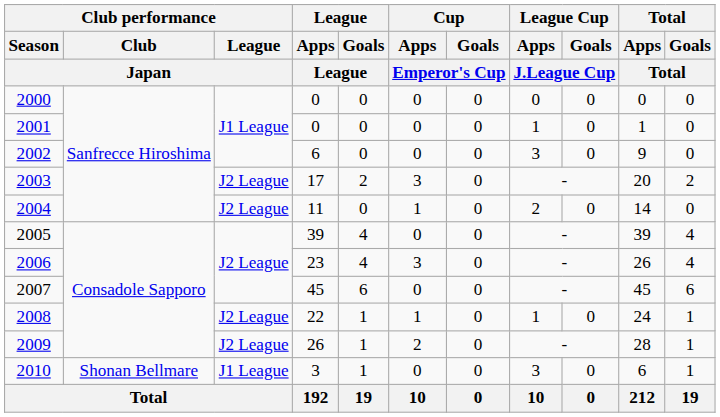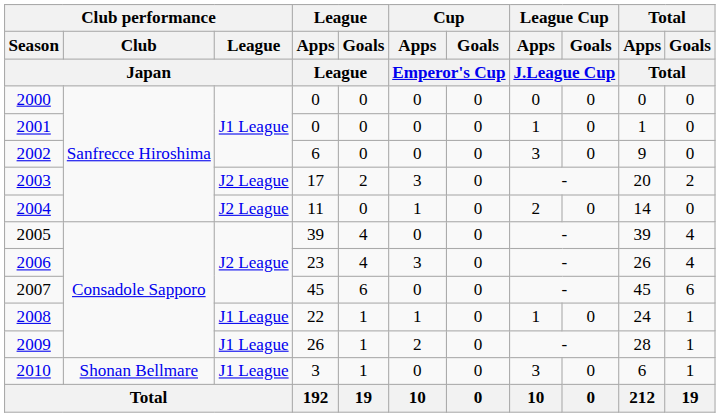(254, 316) J2 League -> (254, 316) J1 League
(254, 343) J2 League -> (254, 343) J1 League
